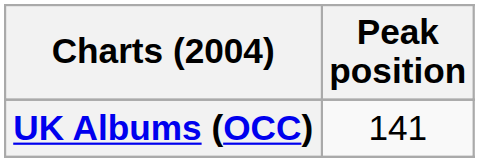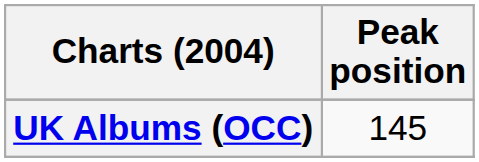(398, 127) 141 -> (398, 127) 145
